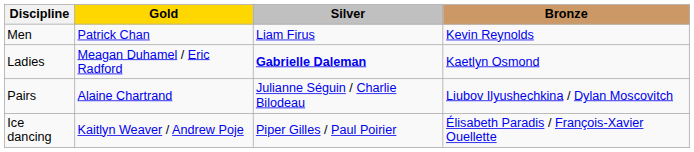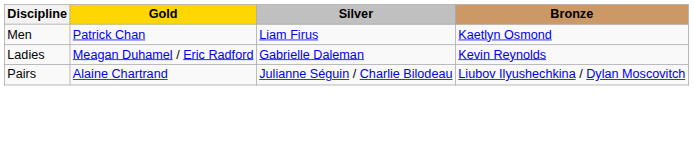(490, 34) Kevin Reynolds -> (505, 34) Kaetlyn Osmond
(311, 61) bold -> (312, 54) normal
(493, 61) Kaetlyn Osmond -> (502, 54) Kevin Reynolds
- row: (29, 130)
